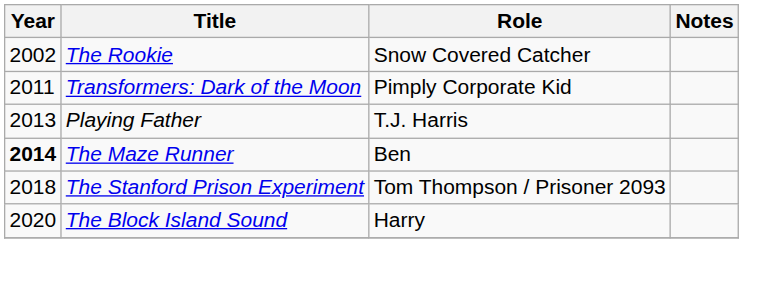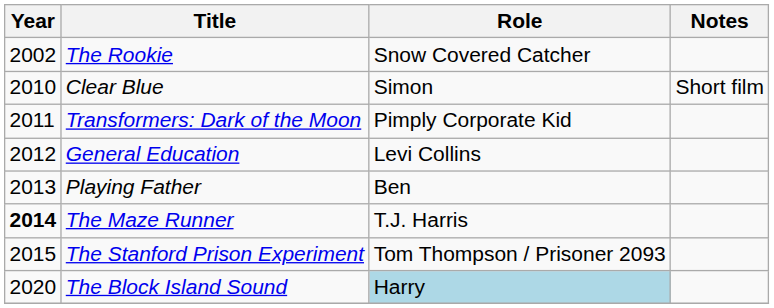+ row: (115, 87)
+ row: (153, 154)
(421, 120) T.J. Harris -> (392, 187) Ben
(392, 154) Ben -> (421, 220) T.J. Harris
(33, 187) 2018 -> (33, 253) 2015
(399, 220) no background -> (399, 287) lightblue background
